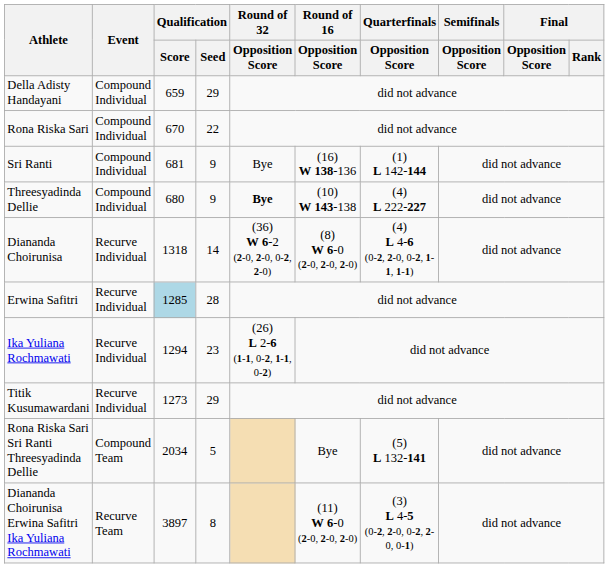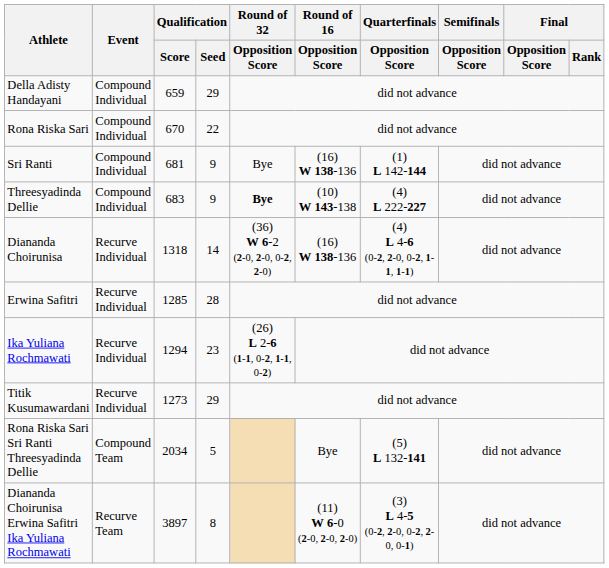(175, 199) 680 -> (175, 199) 683
(328, 250) (8) W 6-0 (2-0, 2-0, 2-0) -> (328, 250) (16) W 138-136
(175, 300) lightblue background -> (175, 300) no background
